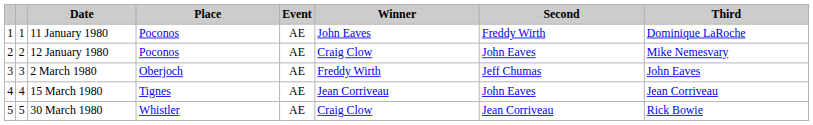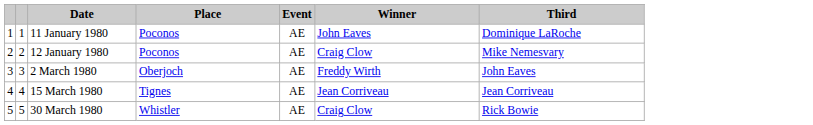- column: (562, 13)
